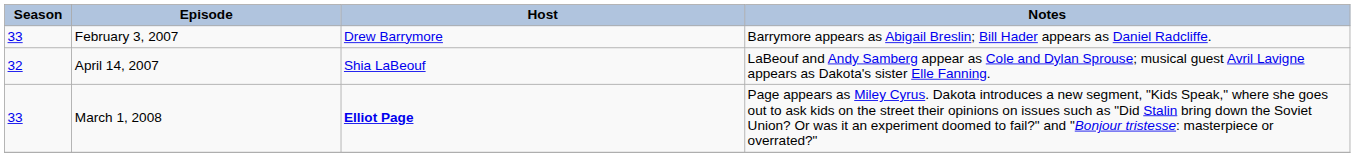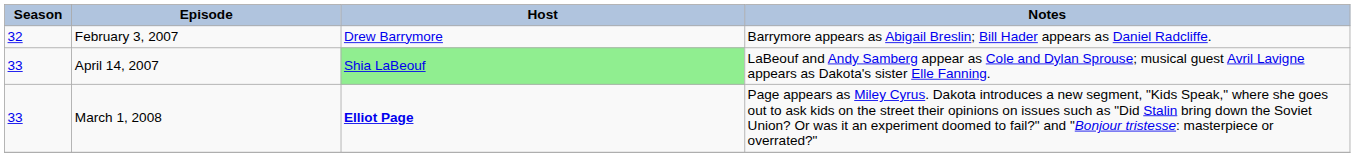(15, 36) 33 -> (15, 36) 32
(15, 66) 32 -> (15, 66) 33
(385, 66) no background -> (385, 66) lightgreen background
